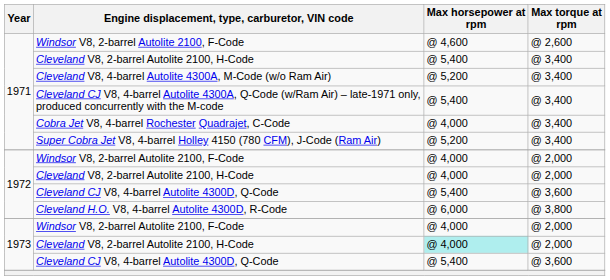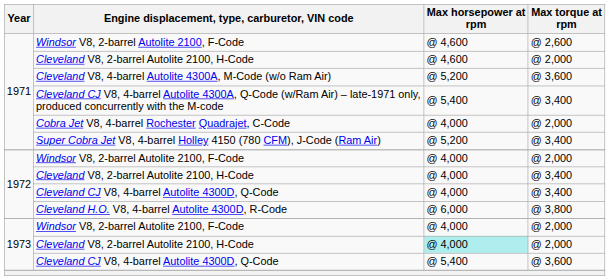(447, 59) @ 5,400 -> (447, 59) @ 4,600
(551, 59) @ 3,400 -> (551, 59) @ 2,000
(551, 77) @ 3,400 -> (551, 77) @ 3,600
(551, 123) @ 3,400 -> (551, 123) @ 2,000
(551, 175) @ 2,000 -> (551, 175) @ 3,400
(447, 192) @ 5,400 -> (447, 192) @ 4,000
(551, 192) @ 3,600 -> (551, 192) @ 3,400
